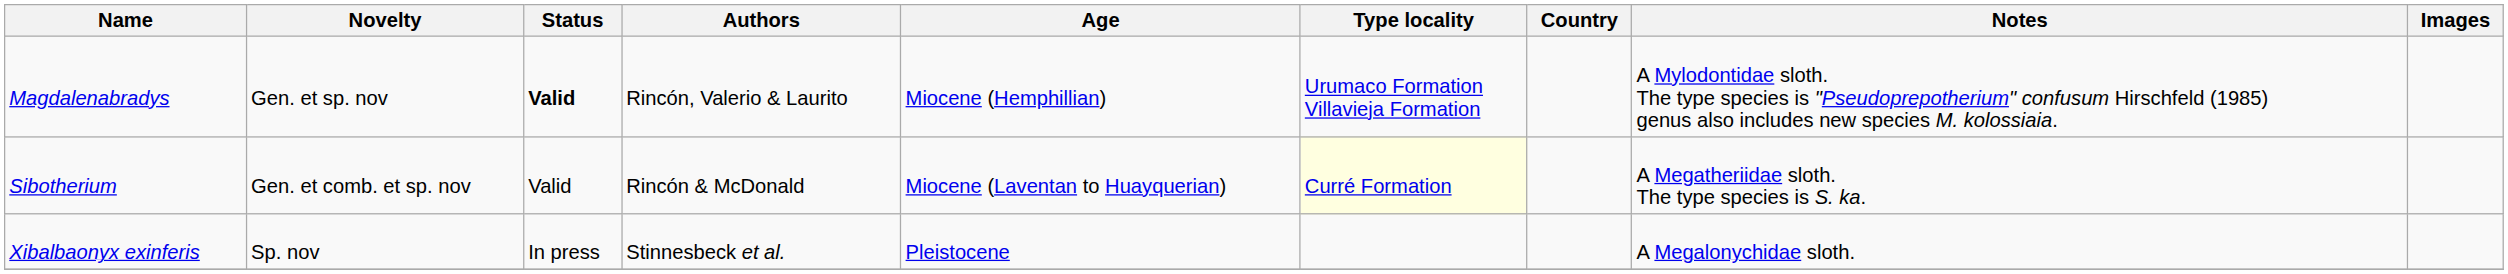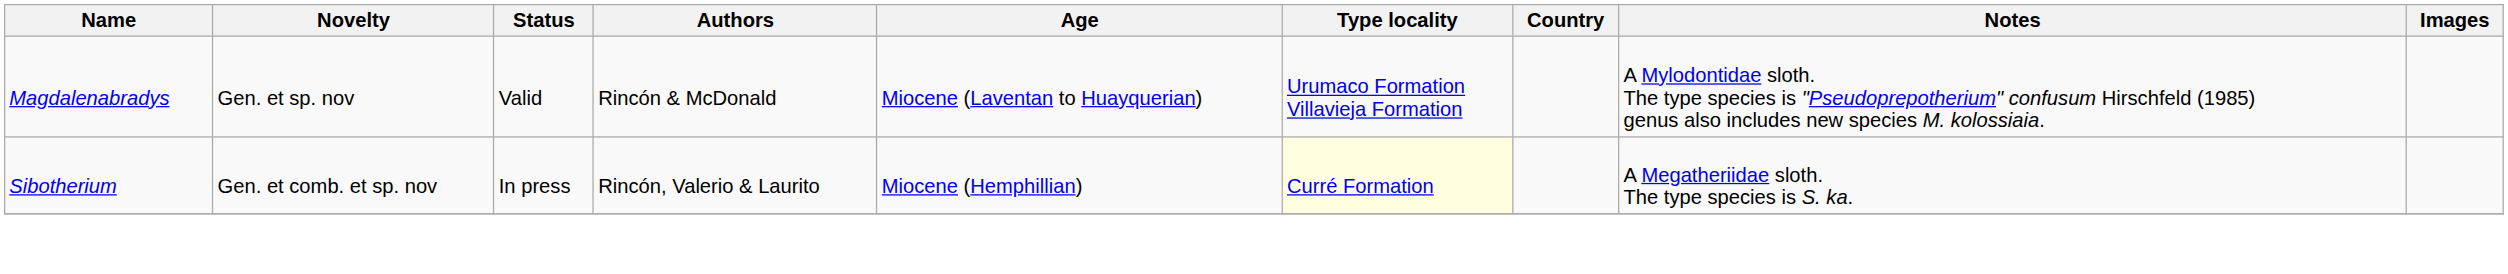(552, 97) bold -> (520, 97) normal
(737, 97) Rincón, Valerio & Laurito -> (687, 97) Rincón & McDonald
(1006, 97) Miocene (Hemphillian) -> (1042, 97) Miocene (Laventan to Huayquerian)
(550, 186) Valid -> (535, 186) In press
(715, 186) Rincón & McDonald -> (709, 186) Rincón, Valerio & Laurito
(1066, 186) Miocene (Laventan to Huayquerian) -> (982, 186) Miocene (Hemphillian)
- row: (105, 252)
